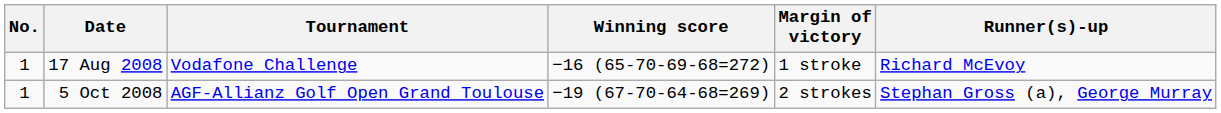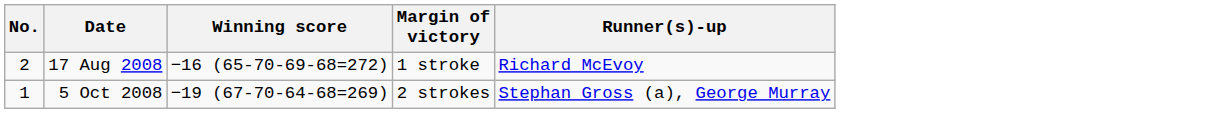- column: (357, 29)
(24, 67) 1 -> (24, 67) 2
